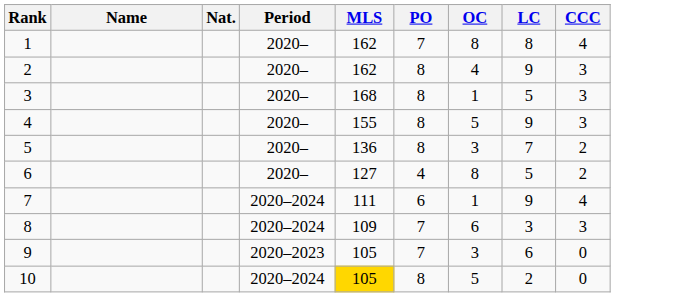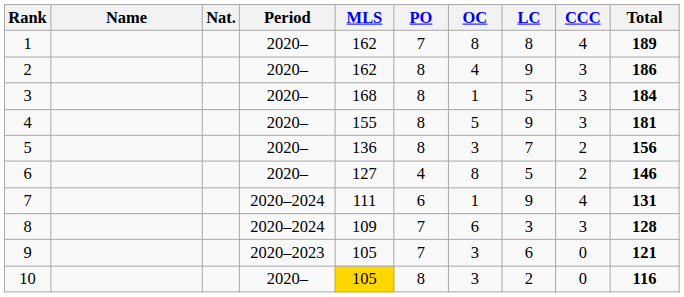+ column: (644, 17)
(287, 278) 2020–2024 -> (287, 278) 2020–
(475, 278) 5 -> (475, 278) 3
